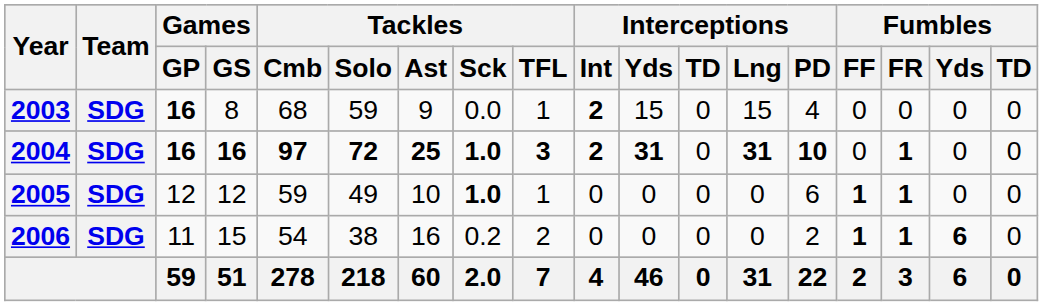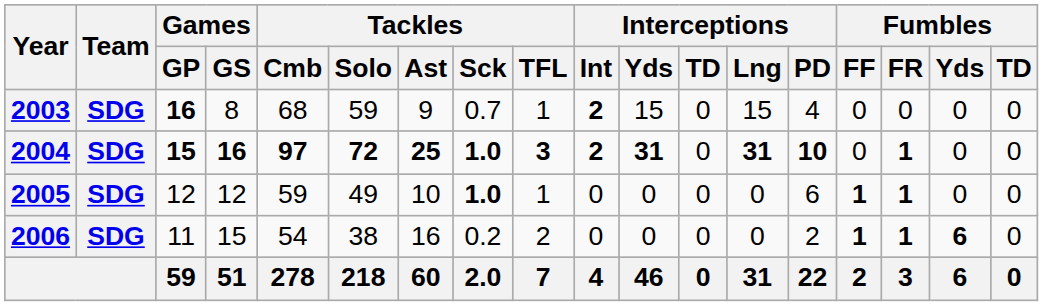(483, 109) 0.0 -> (483, 109) 0.7
(181, 151) 16 -> (181, 151) 15
